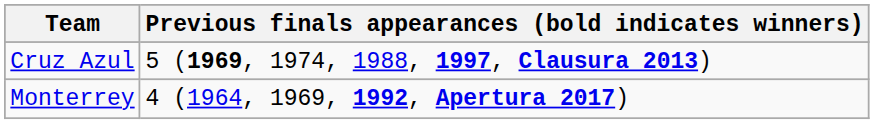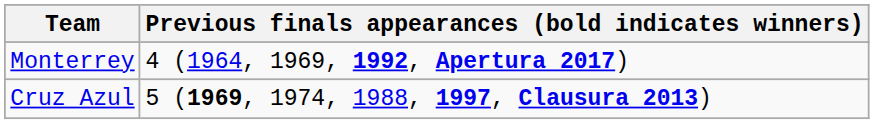rows swapped: (73, 99) <-> (73, 61)
